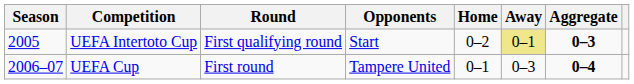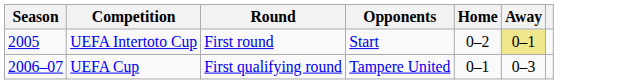- column: (584, 16)
(273, 41) First qualifying round -> (239, 41) First round
(239, 66) First round -> (273, 66) First qualifying round
